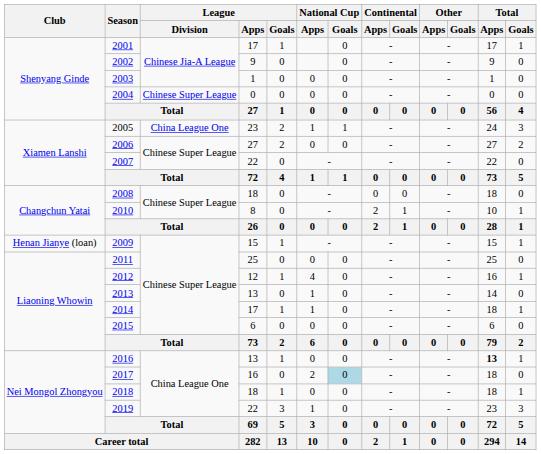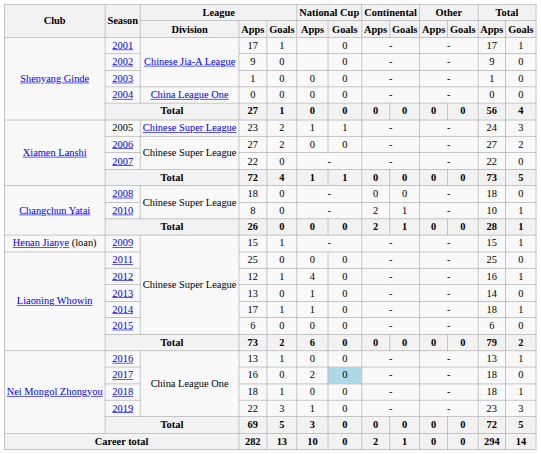(190, 95) Chinese Super League -> (190, 95) China League One
(190, 128) China League One -> (190, 128) Chinese Super League
(492, 359) bold -> (492, 359) normal
